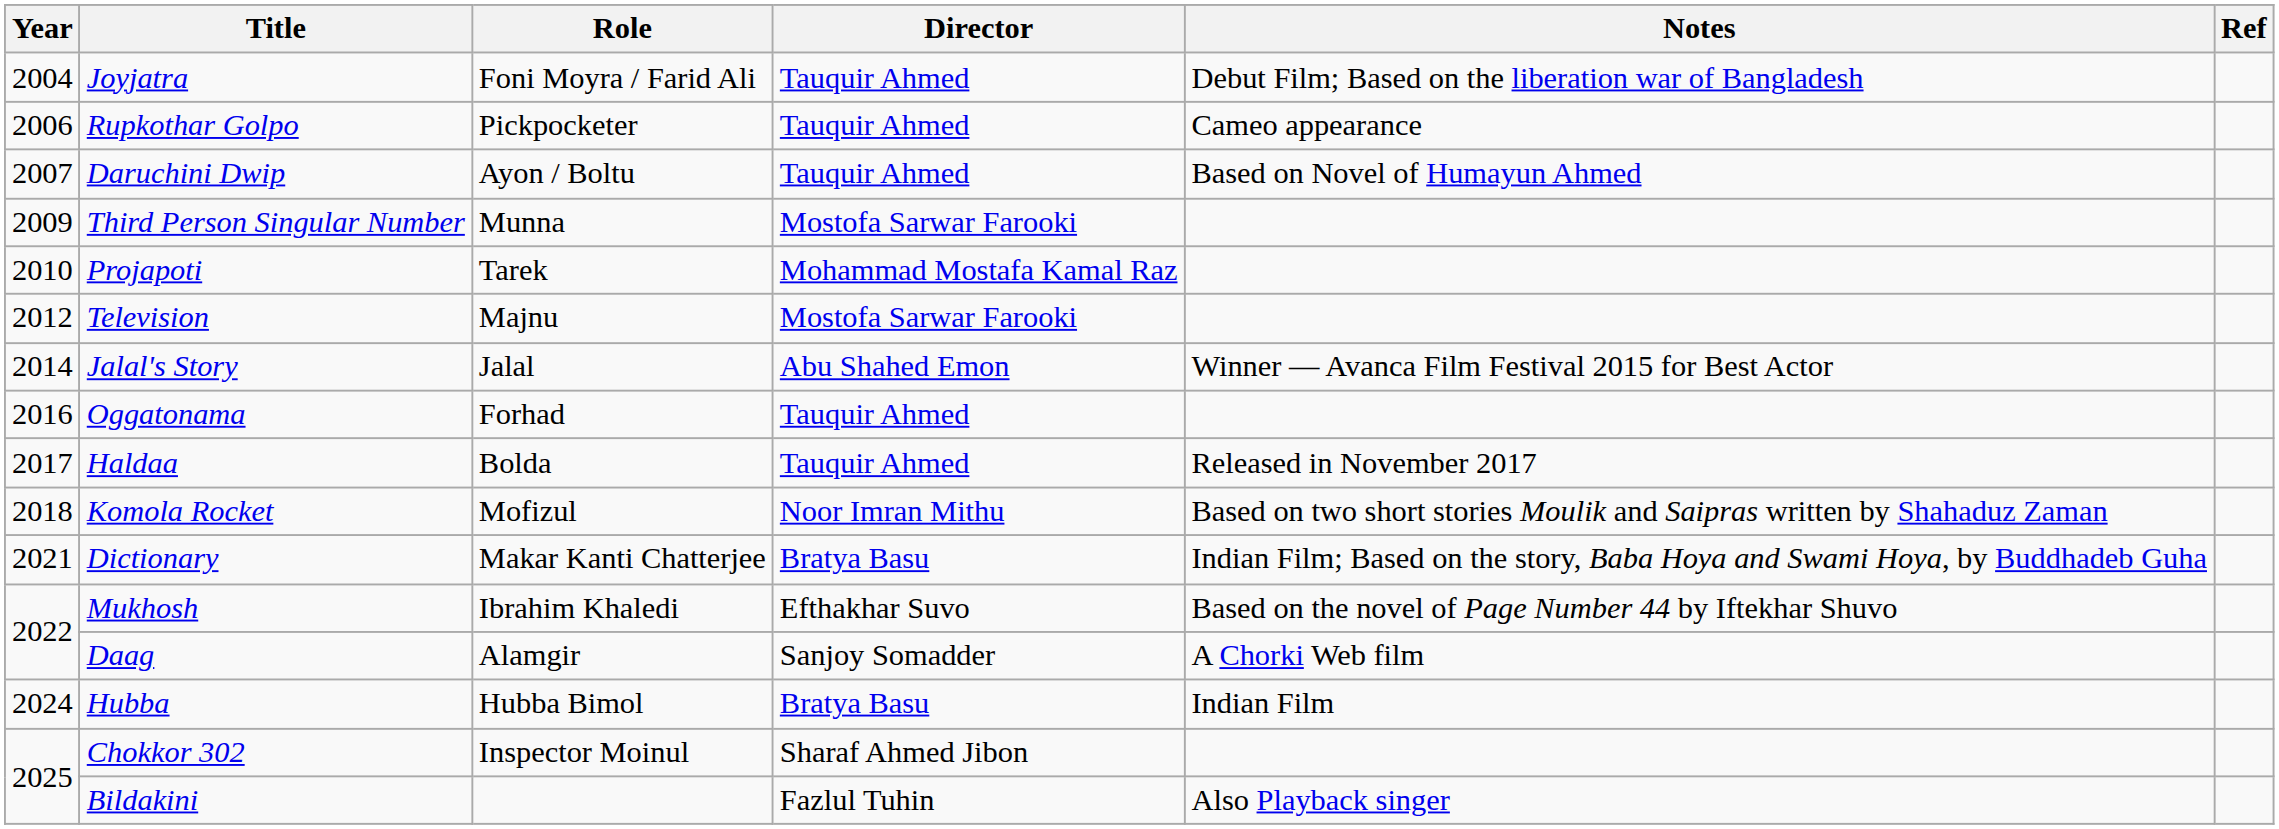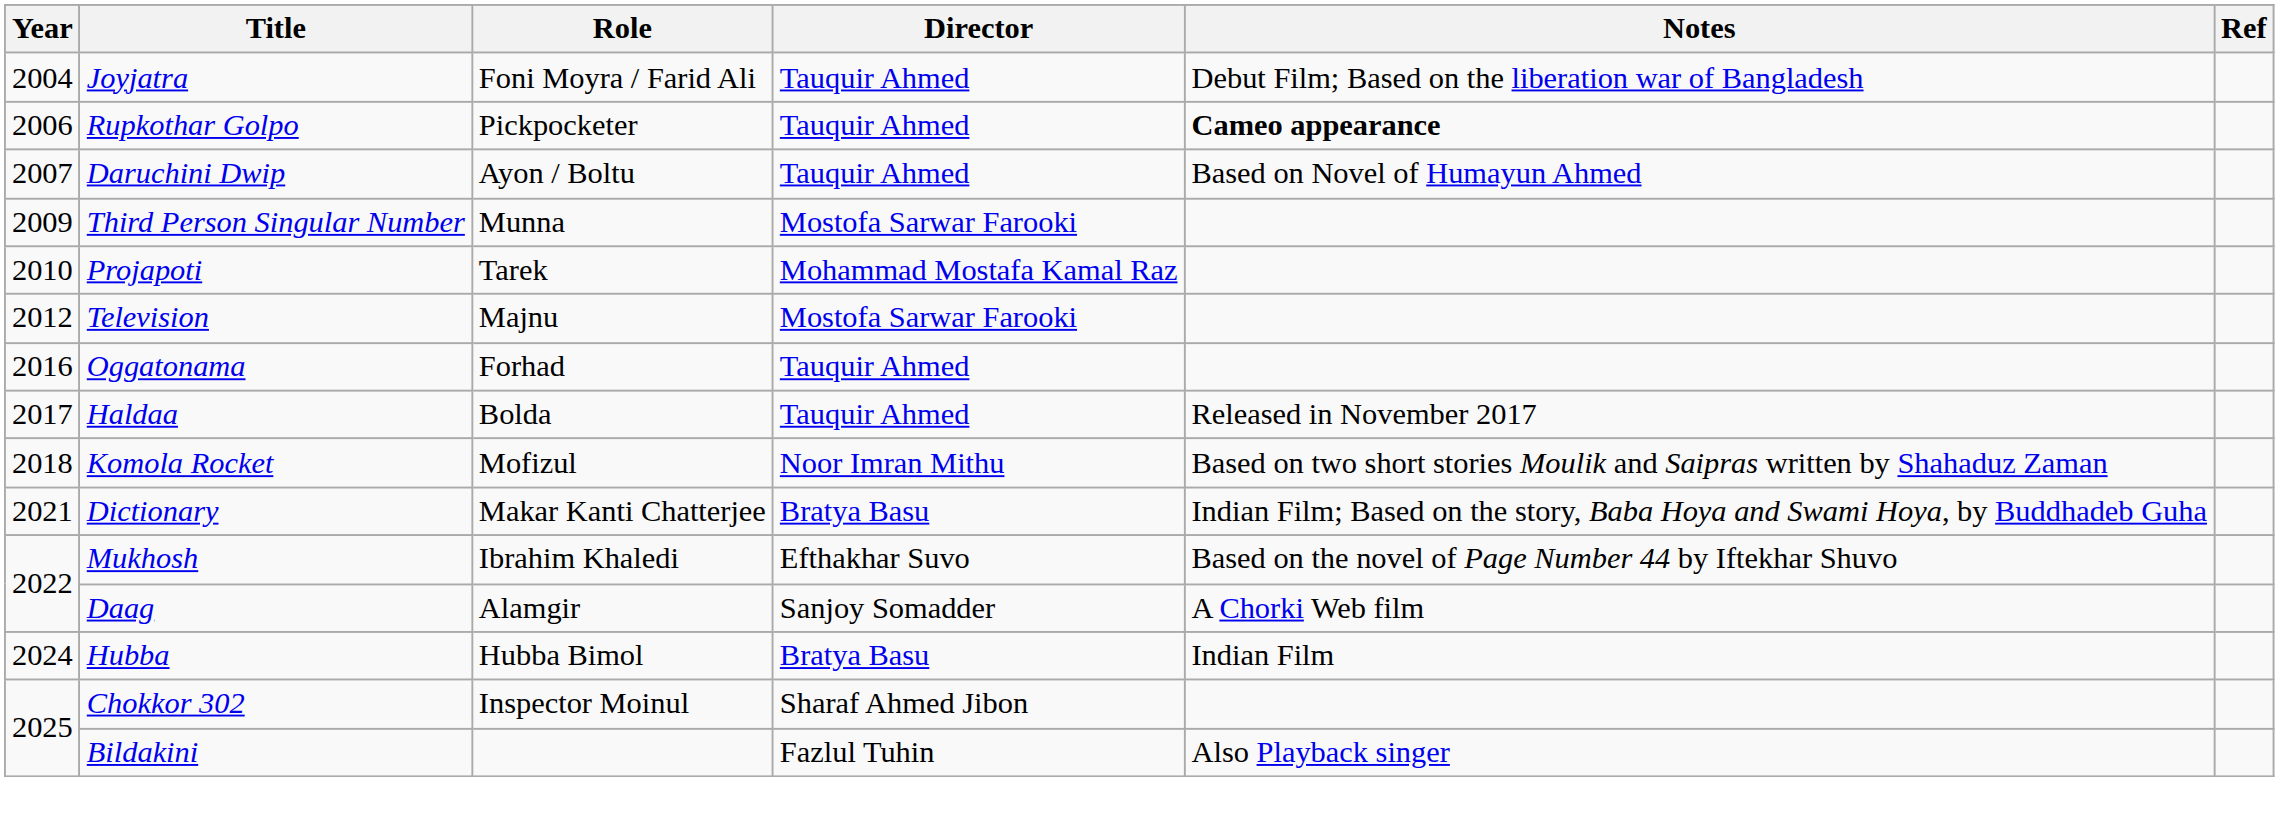(1307, 125) normal -> (1316, 125) bold
- row: (162, 366)
